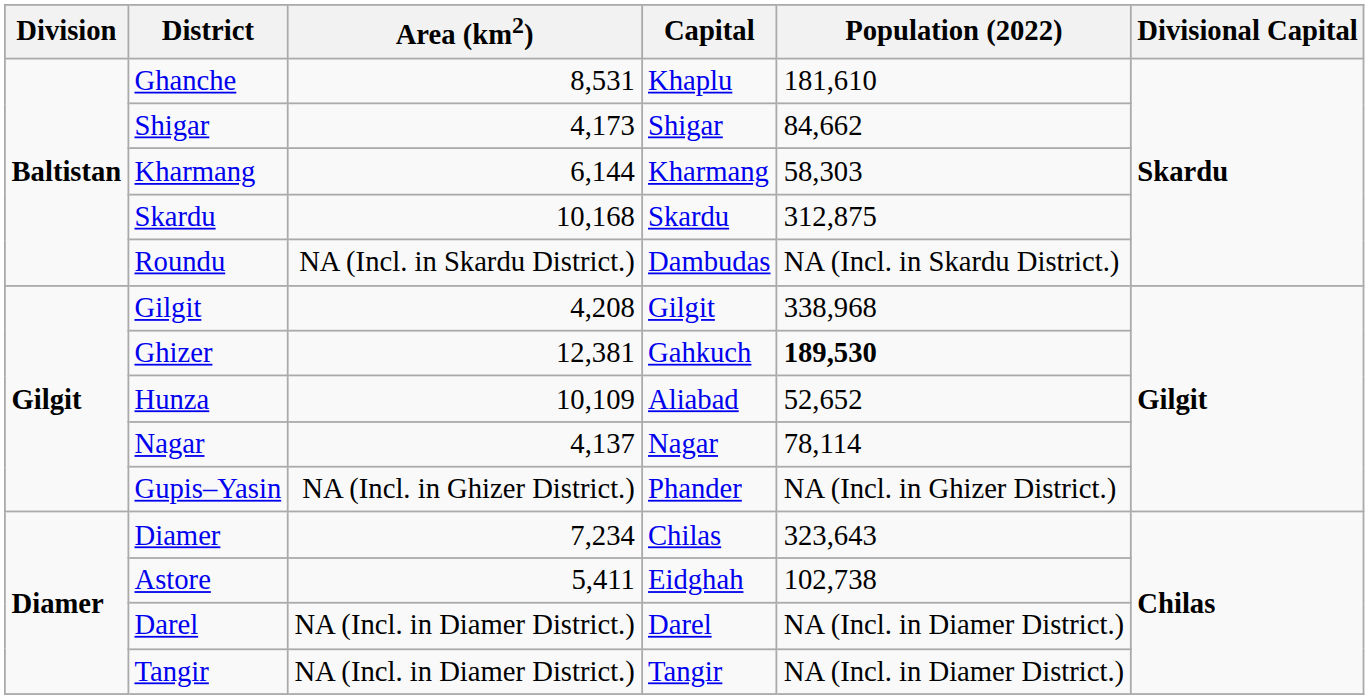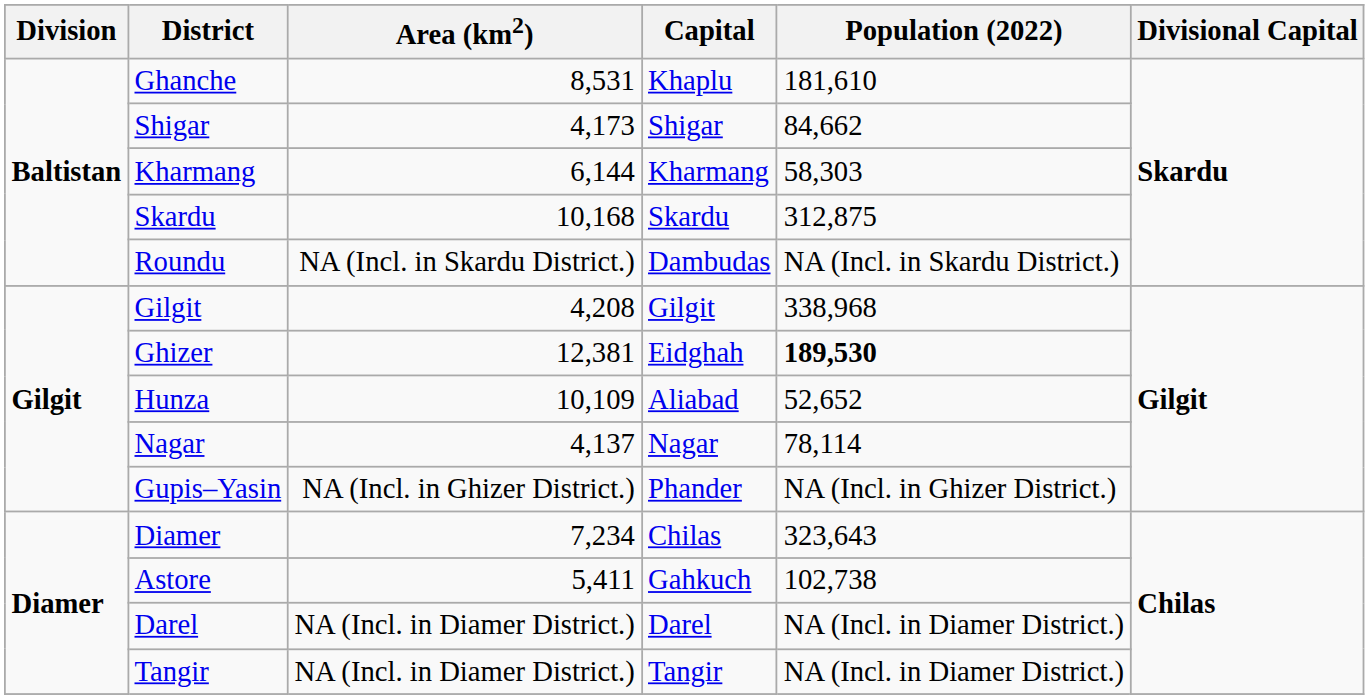(700, 352) Gahkuch -> (696, 352) Eidghah
(696, 580) Eidghah -> (700, 580) Gahkuch
